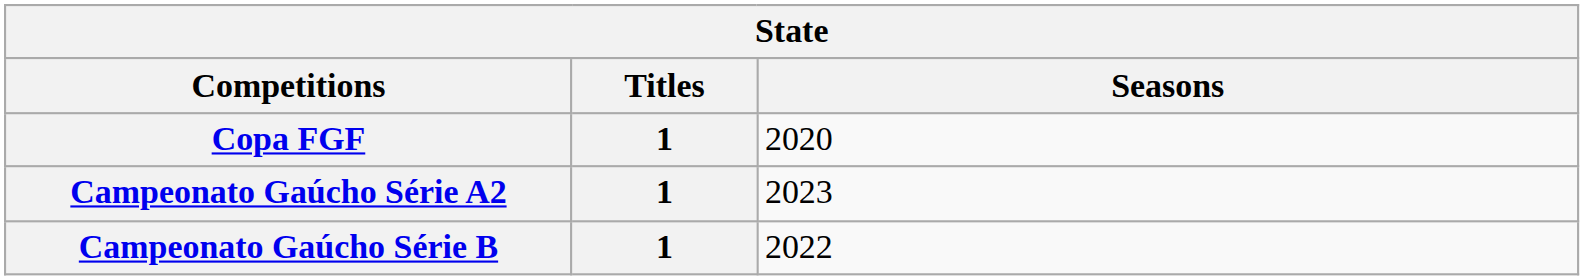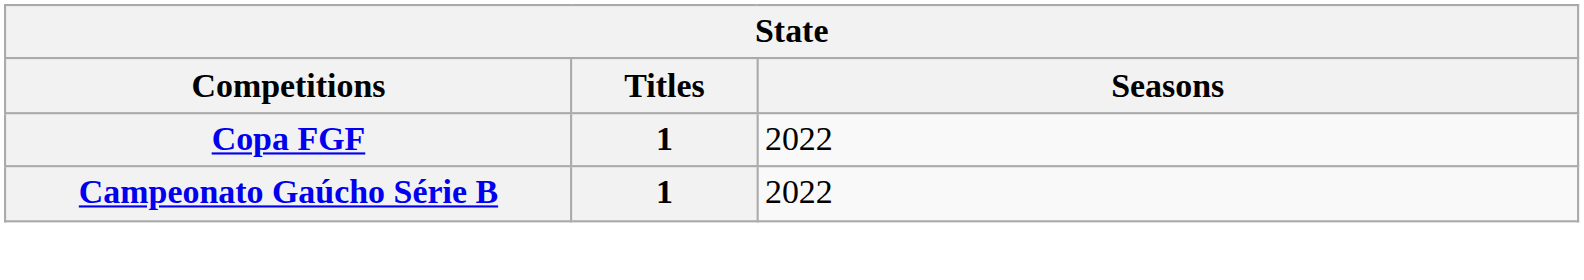(799, 138) 2020 -> (799, 138) 2022
- row: (288, 192)
